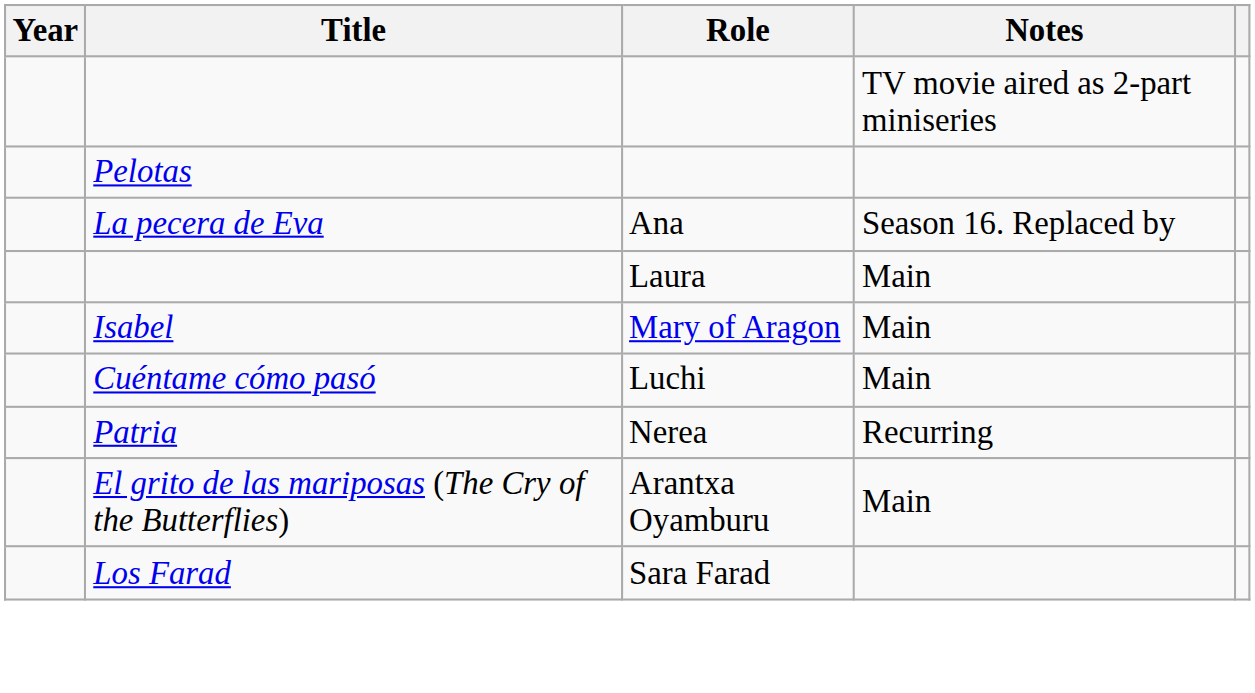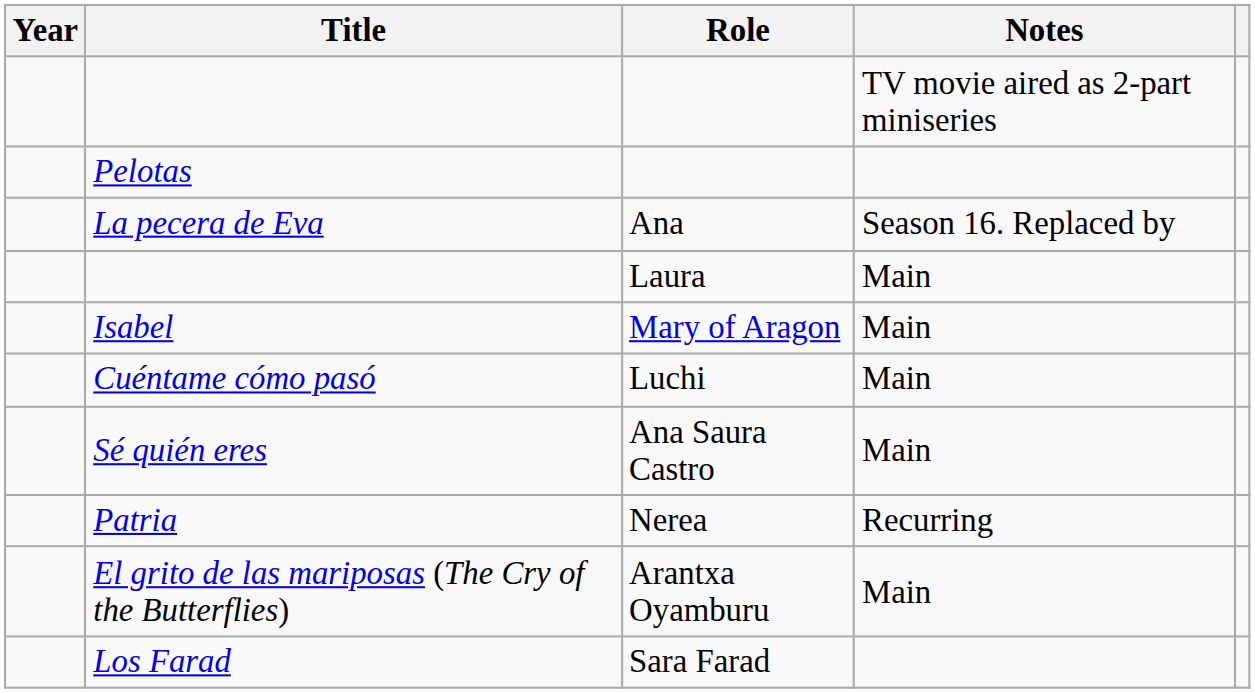+ row: (180, 449)
